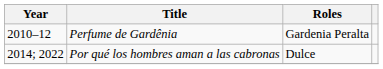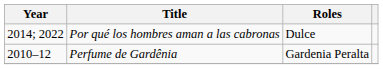rows swapped: (123, 34) <-> (175, 53)
